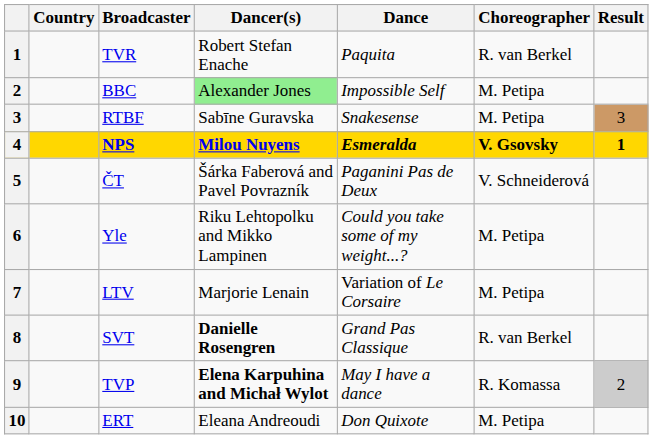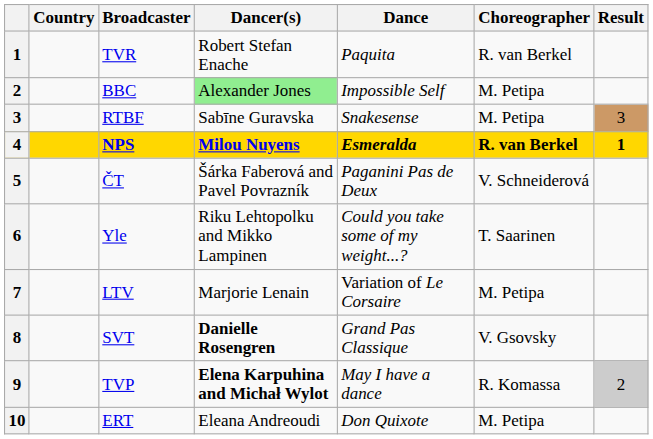(518, 144) V. Gsovsky -> (528, 144) R. van Berkel
(511, 236) M. Petipa -> (517, 236) T. Saarinen
(525, 338) R. van Berkel -> (517, 338) V. Gsovsky
